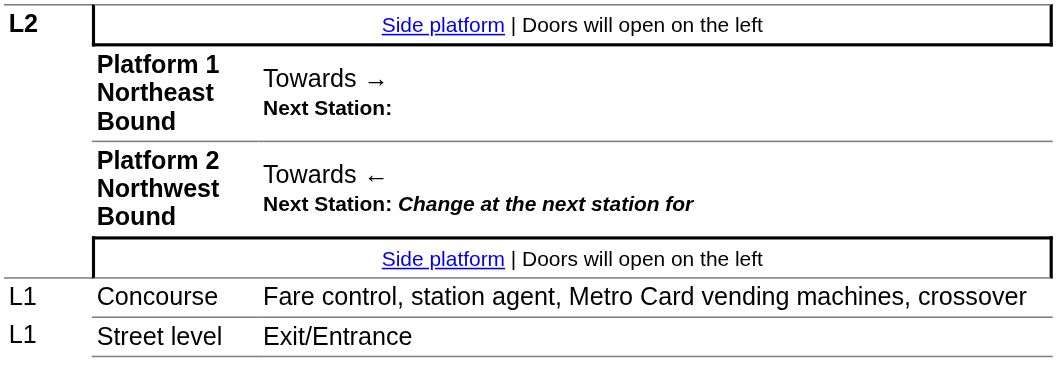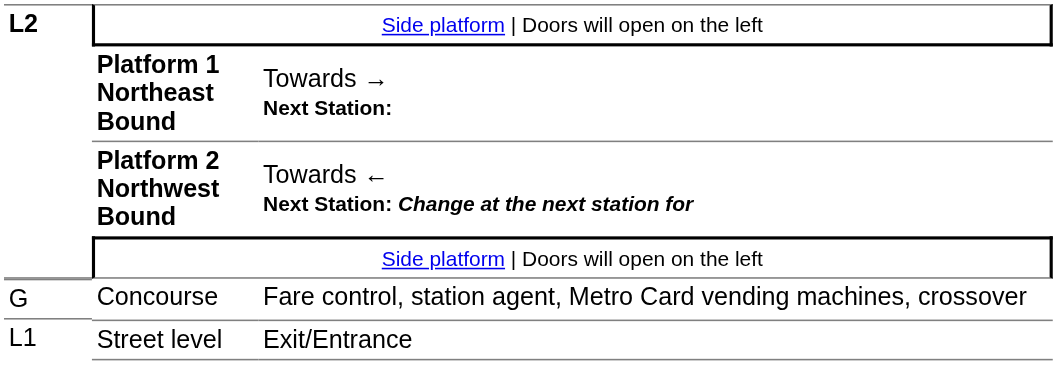(23, 297) L1 -> (18, 298) G
